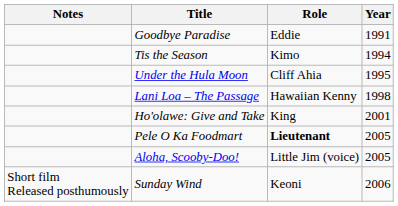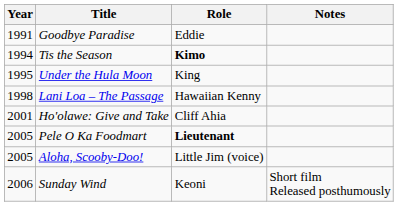columns swapped: (378, 14) <-> (68, 14)
(285, 55) normal -> (190, 55) bold
(296, 75) Cliff Ahia -> (187, 75) King
(283, 116) King -> (200, 116) Cliff Ahia
